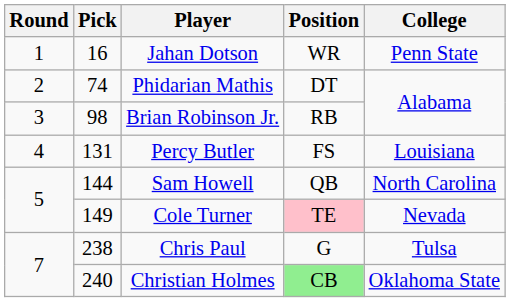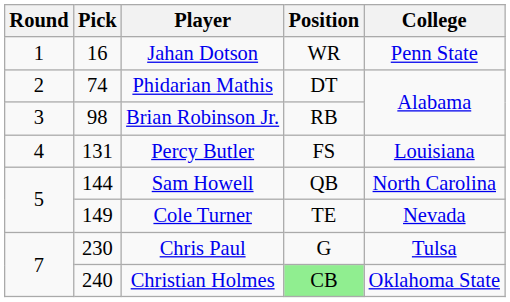(324, 215) pink background -> (324, 215) no background
(97, 248) 238 -> (97, 248) 230
